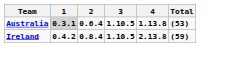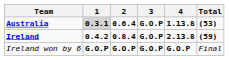(121, 23) 1.10.5 -> (151, 23) G.O.P
(121, 36) 1.10.5 -> (151, 36) G.O.P
+ row: (44, 49)
